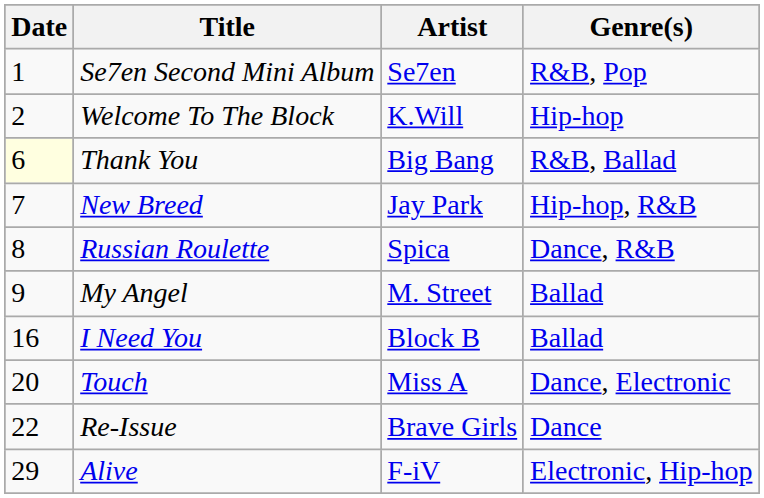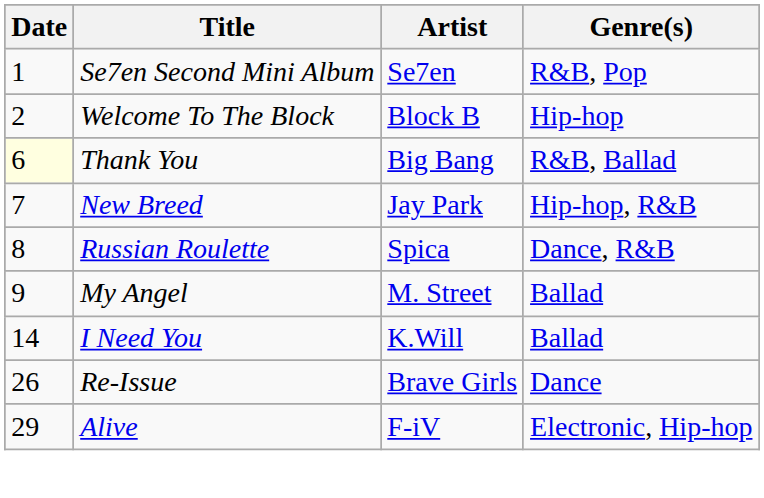(425, 115) K.Will -> (434, 115) Block B
(25, 337) 16 -> (25, 337) 14
(434, 337) Block B -> (425, 337) K.Will
- row: (114, 381)
(25, 426) 22 -> (25, 381) 26
